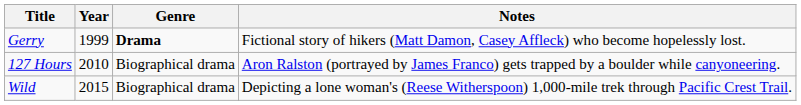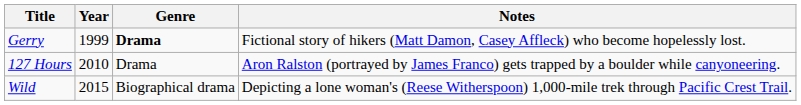(175, 64) Biographical drama -> (136, 64) Drama
